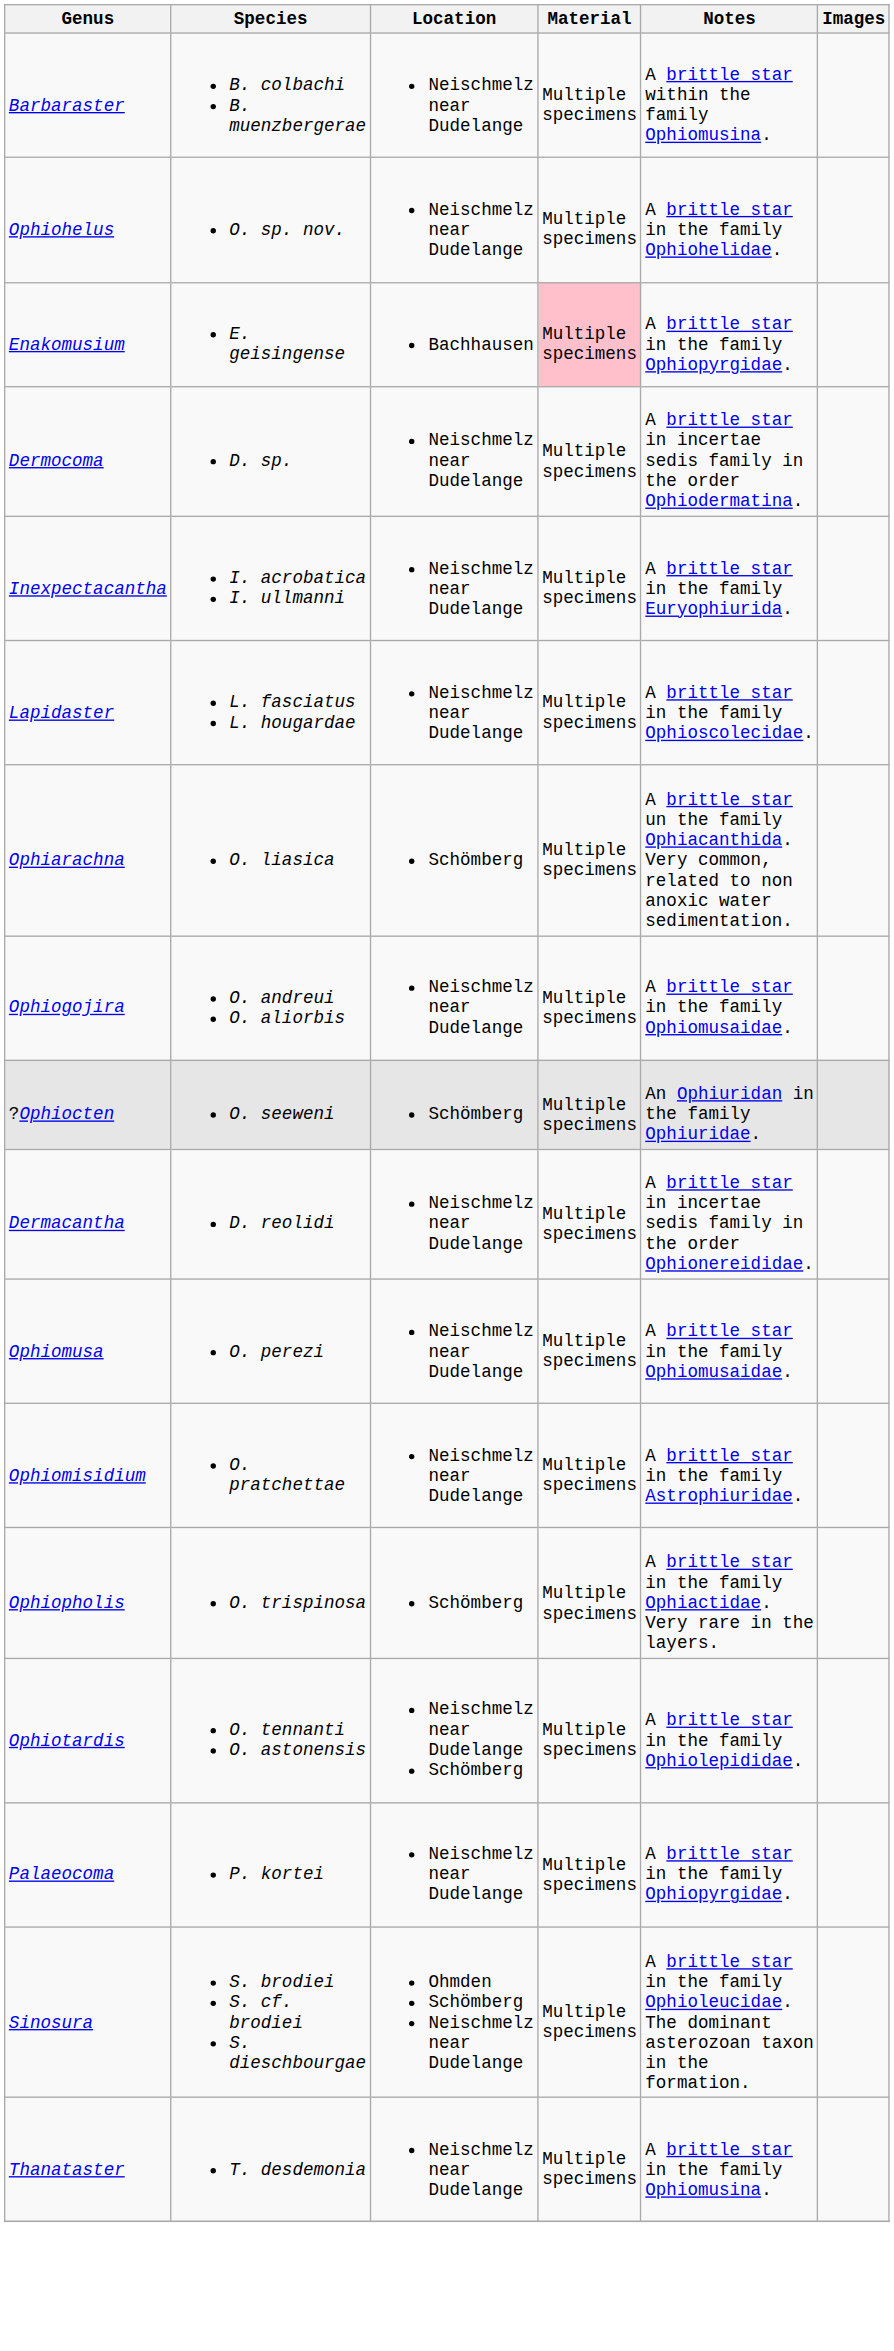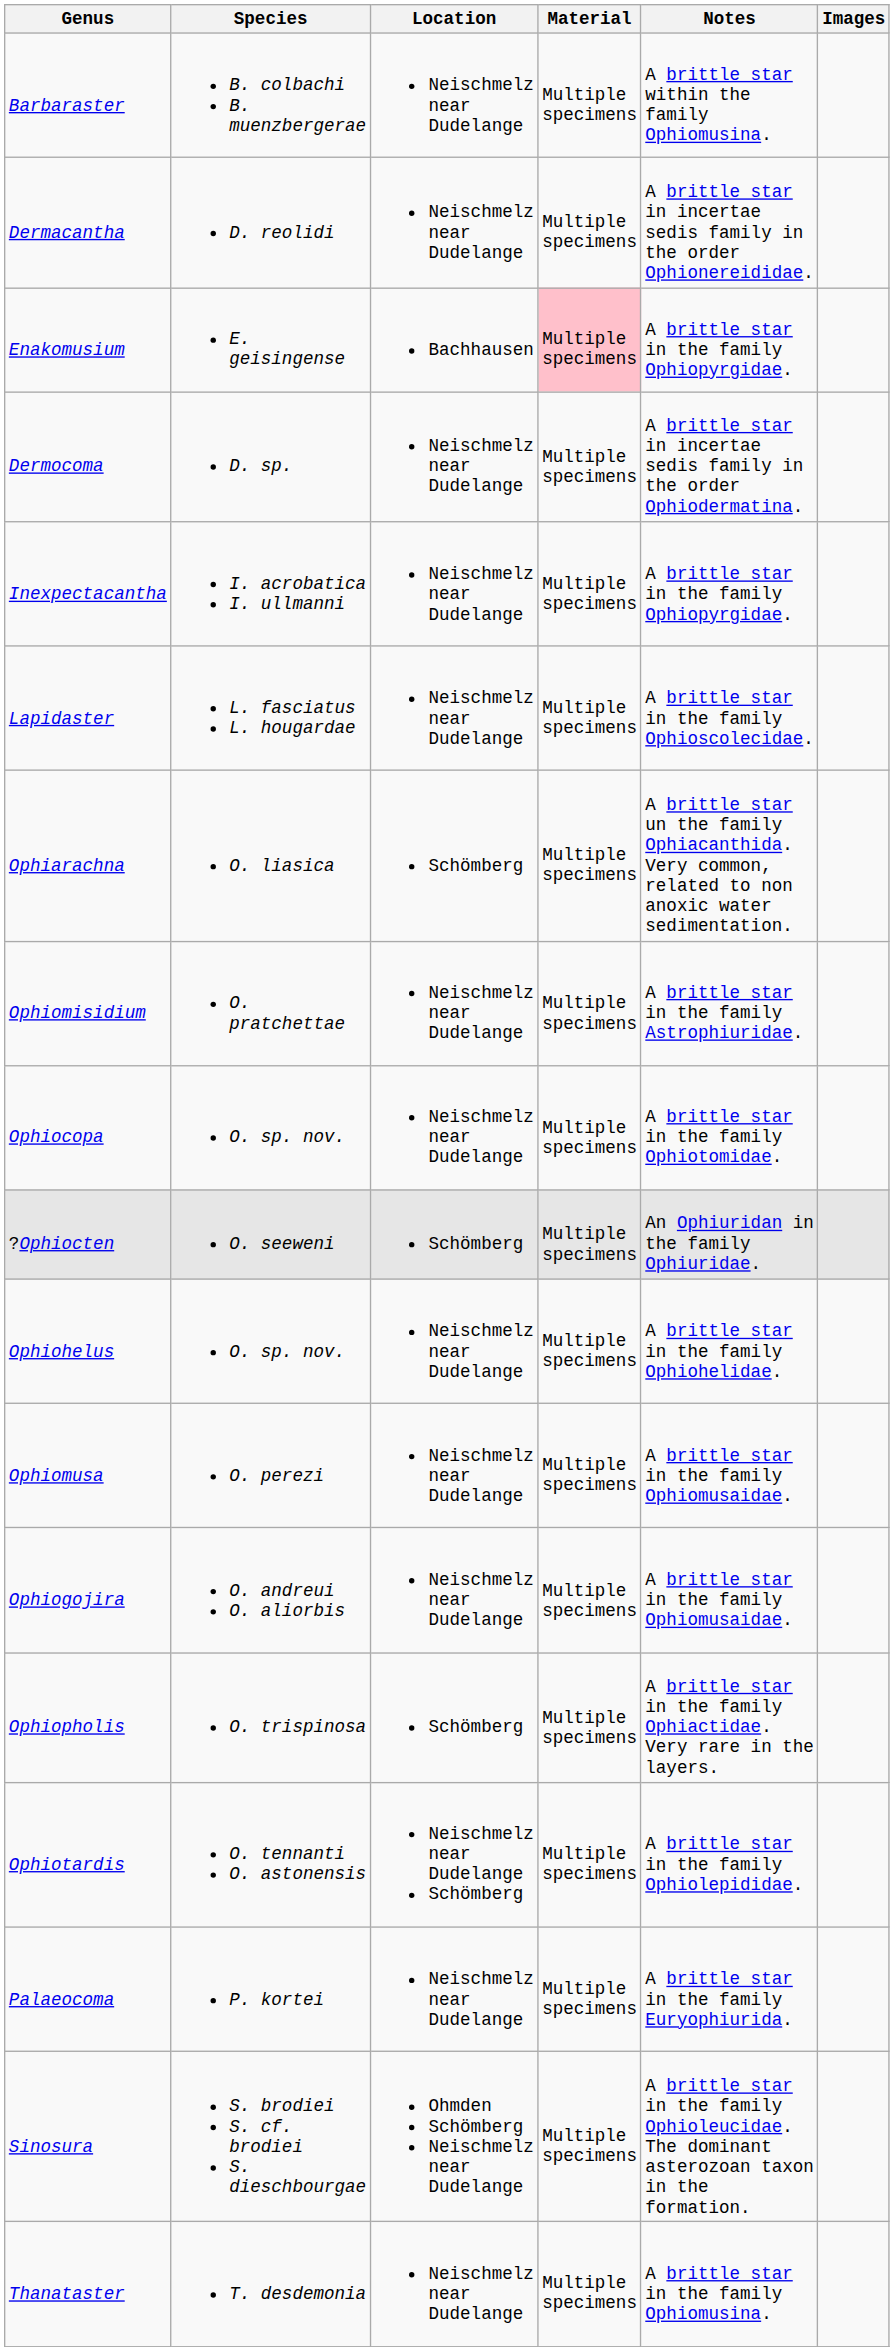rows swapped: (67, 1224) <-> (62, 230)
(719, 589) A brittle star in the family Euryophiurida. -> (719, 594) A brittle star in the family Ophiopyrgidae.
rows swapped: (67, 1008) <-> (77, 1476)
+ row: (56, 1138)
(719, 1875) A brittle star in the family Ophiopyrgidae. -> (719, 1999) A brittle star in the family Euryophiurida.
